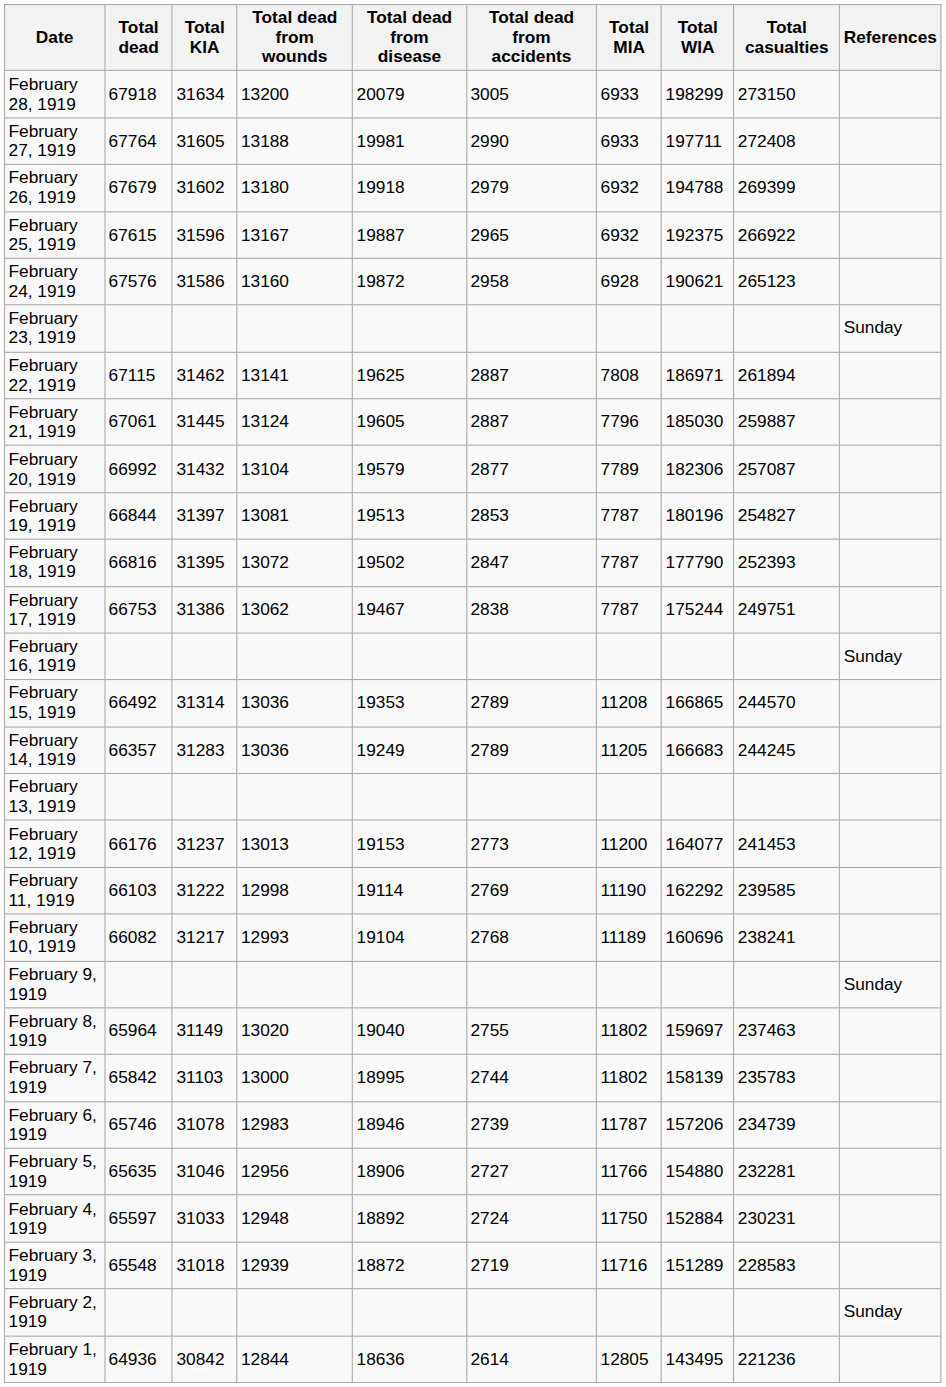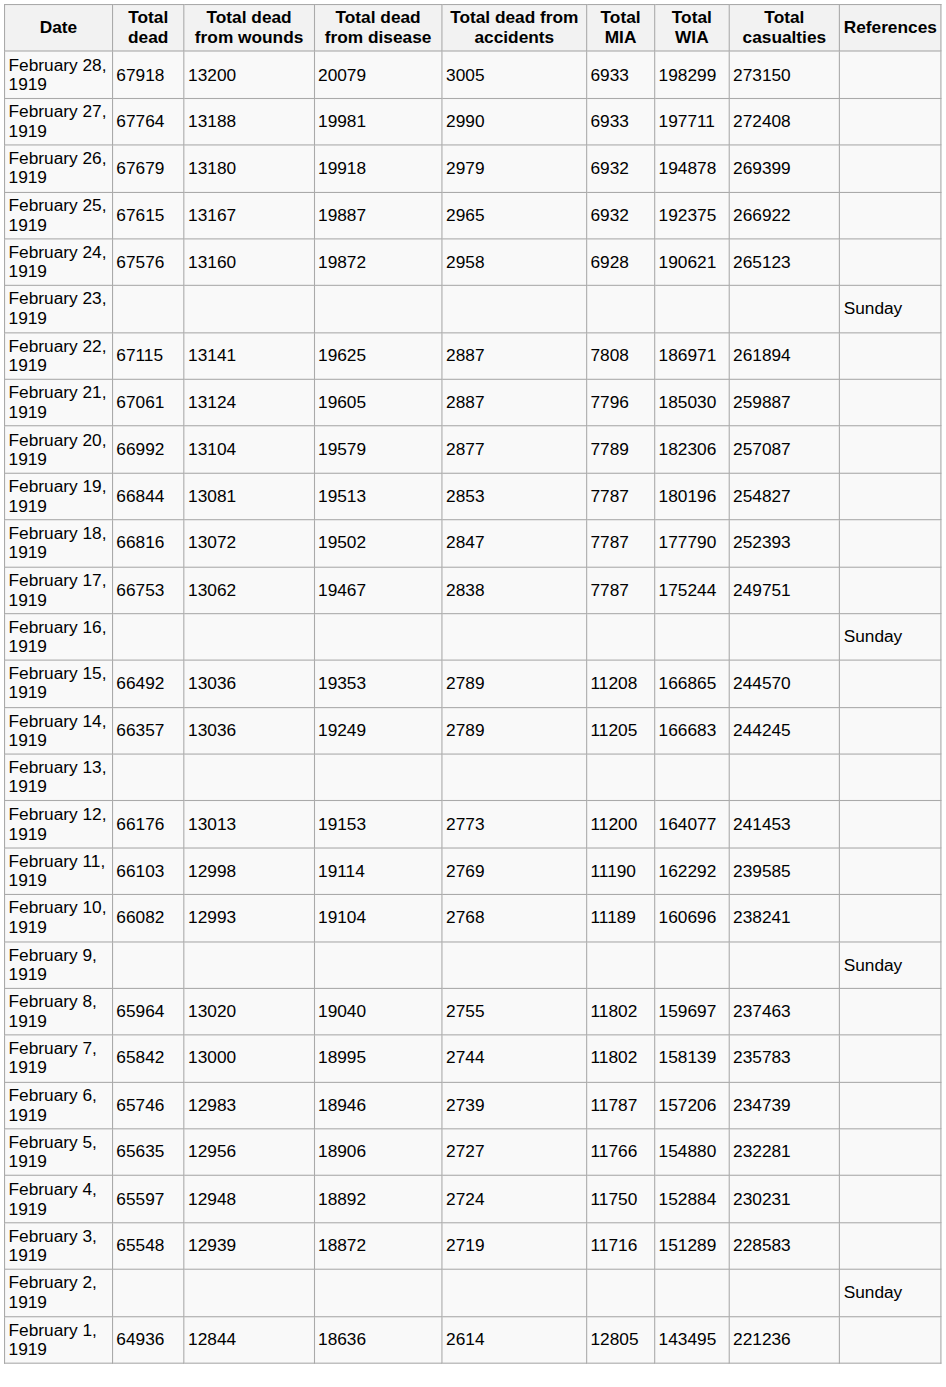- column: (205, 37)
(694, 187) 194788 -> (687, 168) 194878
